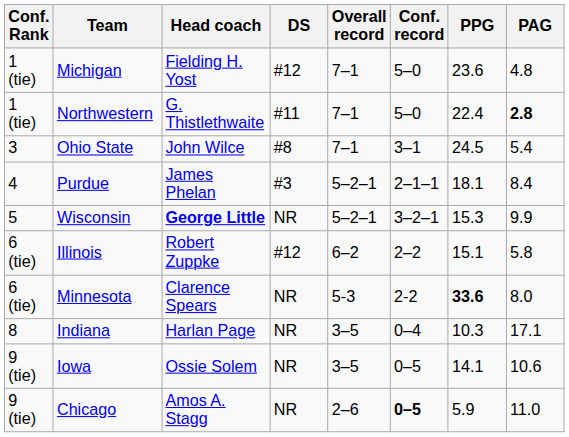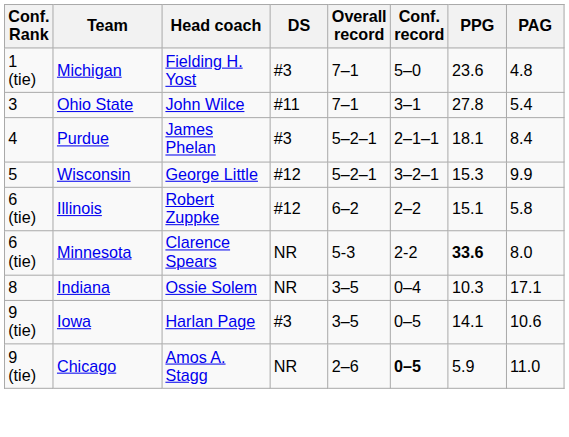(287, 70) #12 -> (283, 70) #3
- row: (105, 114)
(283, 148) #8 -> (287, 104) #11
(468, 148) 24.5 -> (468, 104) 27.8
(215, 218) bold -> (212, 174) normal
(286, 218) NR -> (287, 174) #12
(210, 331) Harlan Page -> (211, 287) Ossie Solem
(211, 366) Ossie Solem -> (210, 322) Harlan Page
(286, 366) NR -> (283, 322) #3
